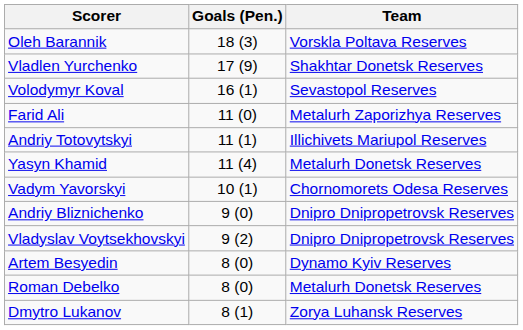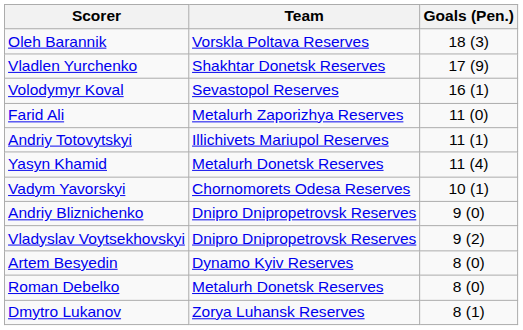columns swapped: (237, 16) <-> (402, 16)
